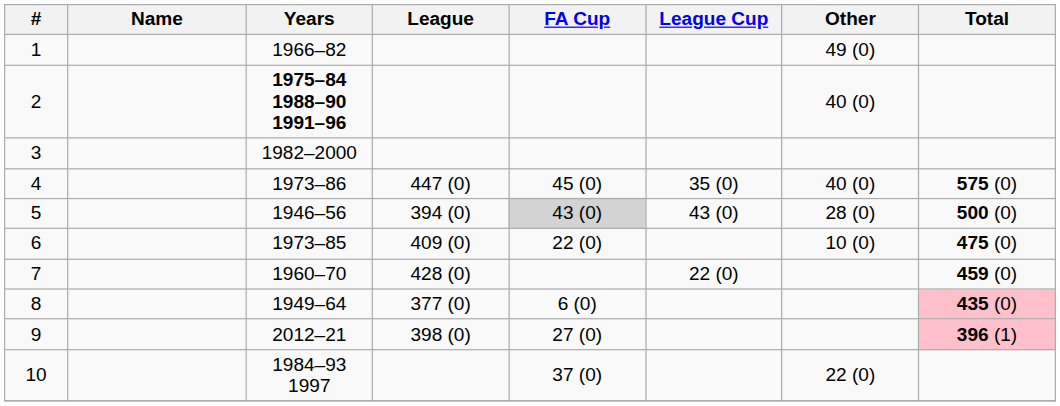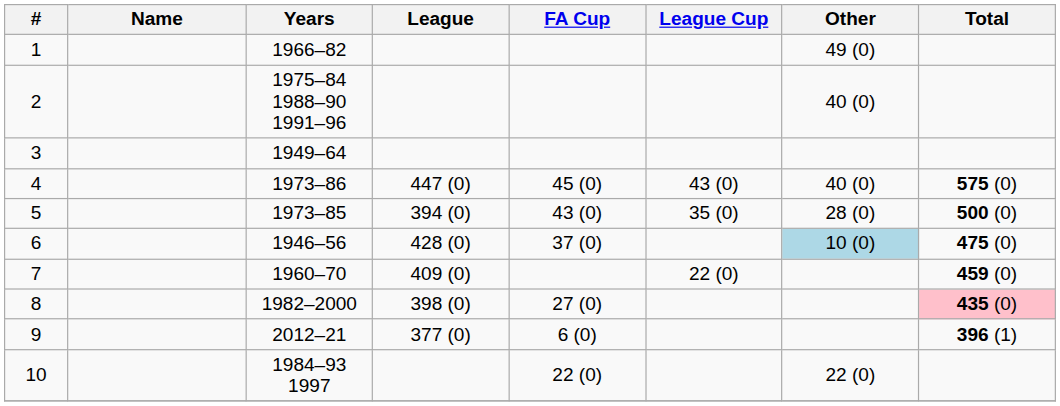(309, 101) bold -> (309, 101) normal
(309, 153) 1982–2000 -> (309, 153) 1949–64
(714, 183) 35 (0) -> (714, 183) 43 (0)
(309, 213) 1946–56 -> (309, 213) 1973–85
(577, 213) lightgrey background -> (577, 213) no background
(714, 213) 43 (0) -> (714, 213) 35 (0)
(309, 243) 1973–85 -> (309, 243) 1946–56
(441, 243) 409 (0) -> (441, 243) 428 (0)
(577, 243) 22 (0) -> (577, 243) 37 (0)
(850, 243) no background -> (850, 243) lightblue background
(441, 273) 428 (0) -> (441, 273) 409 (0)
(309, 304) 1949–64 -> (309, 304) 1982–2000
(441, 304) 377 (0) -> (441, 304) 398 (0)
(577, 304) 6 (0) -> (577, 304) 27 (0)
(441, 334) 398 (0) -> (441, 334) 377 (0)
(577, 334) 27 (0) -> (577, 334) 6 (0)
(987, 334) pink background -> (987, 334) no background
(577, 375) 37 (0) -> (577, 375) 22 (0)
